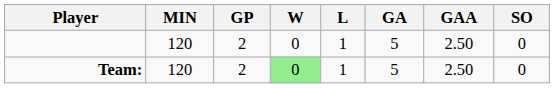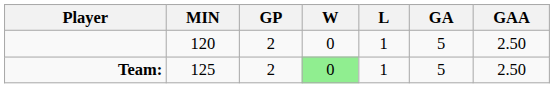- column: (522, 17)
(180, 69) 120 -> (203, 69) 125
